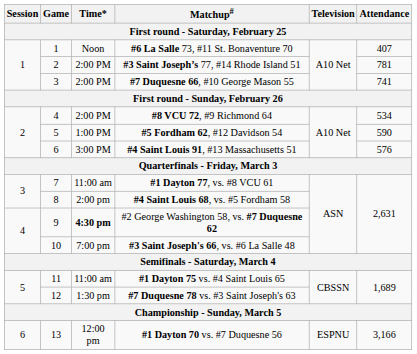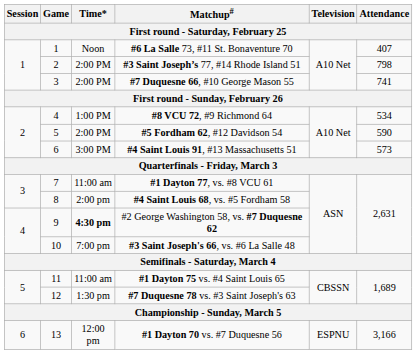(384, 65) 781 -> (384, 65) 798
(93, 115) 2:00 PM -> (93, 115) 1:00 PM
(93, 132) 1:00 PM -> (93, 132) 2:00 PM
(384, 149) 576 -> (384, 149) 573
